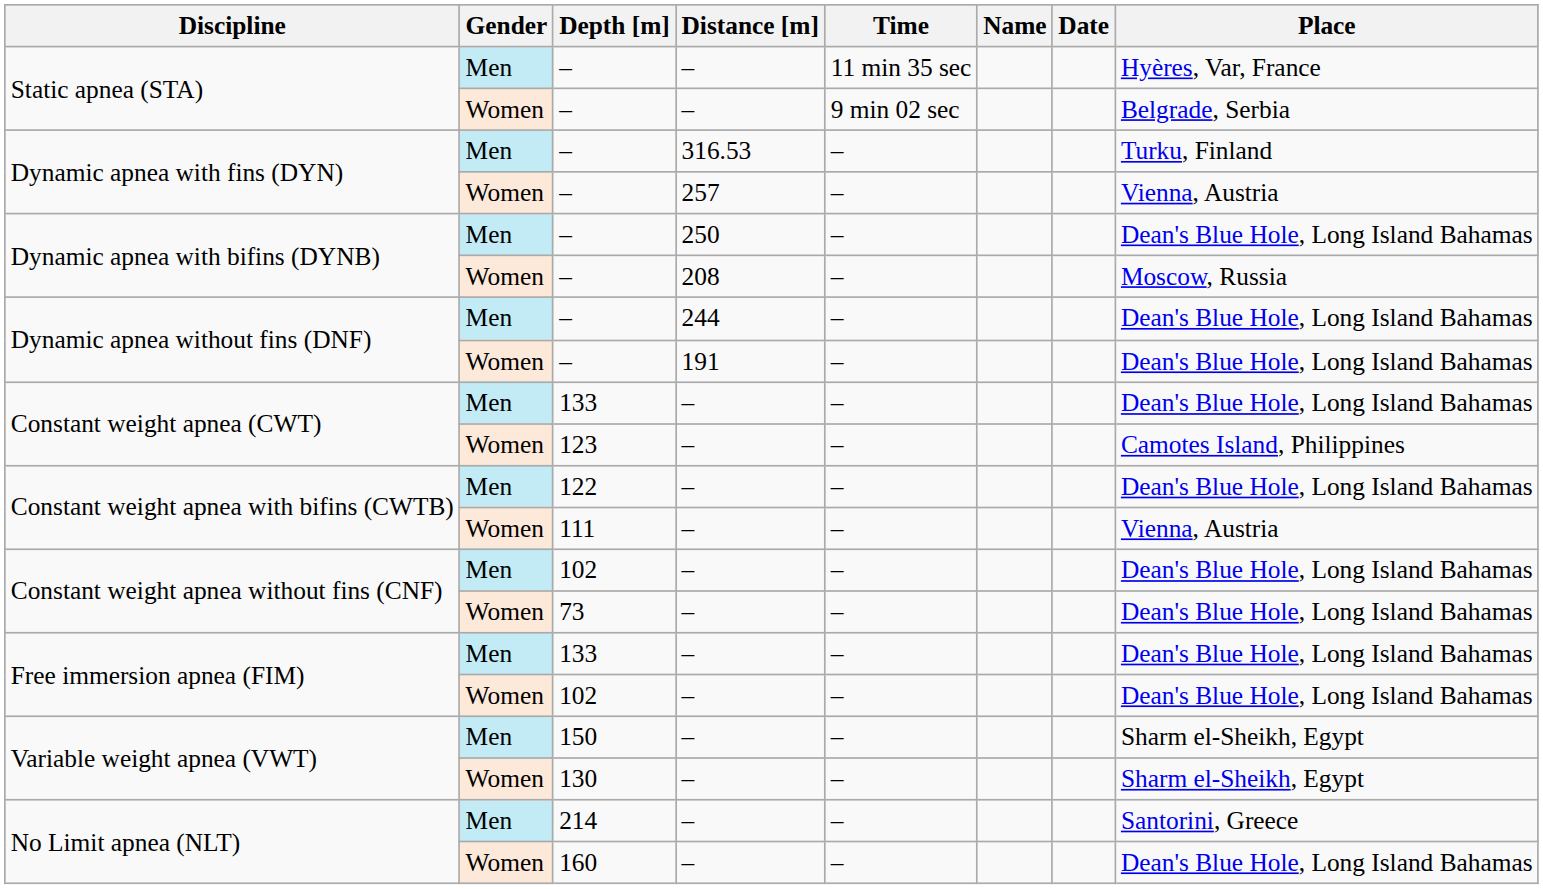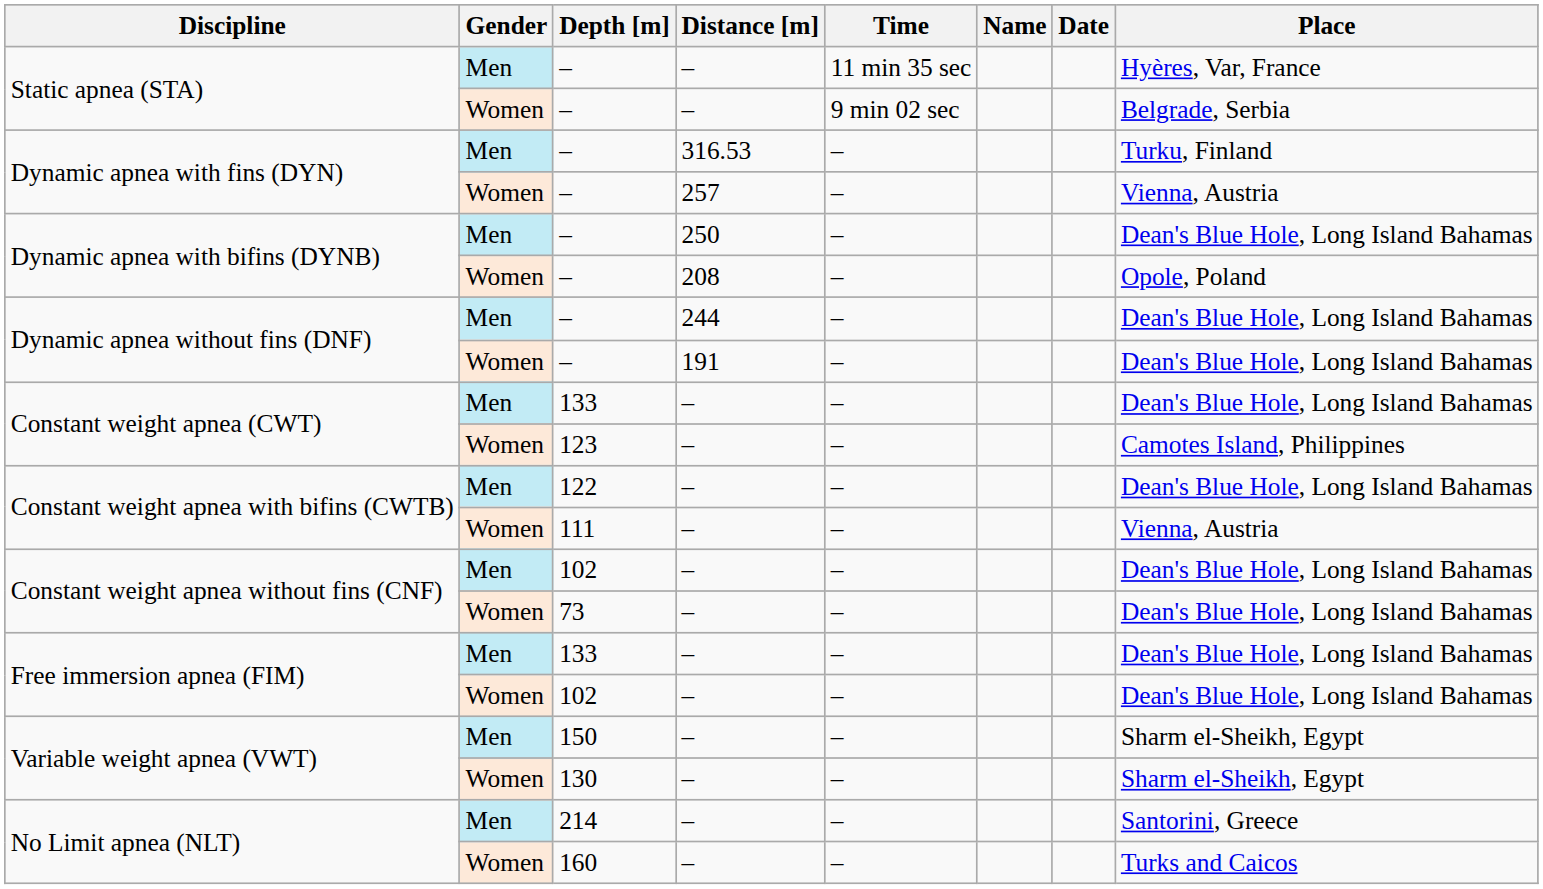(1204, 276) Moscow, Russia -> (1193, 276) Opole, Poland
(1327, 862) Dean's Blue Hole, Long Island Bahamas -> (1209, 862) Turks and Caicos
